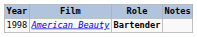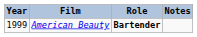(17, 26) 1998 -> (17, 26) 1999
